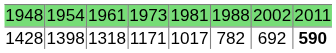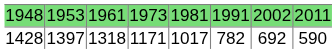(66, 15) 1954 -> (66, 15) 1953
(231, 15) 1988 -> (231, 15) 1991
(66, 37) 1398 -> (66, 37) 1397
(313, 37) bold -> (313, 37) normal
